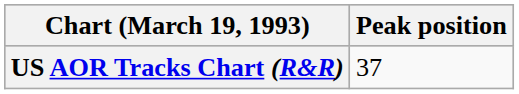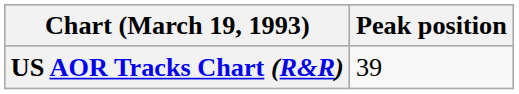(369, 66) 37 -> (369, 66) 39
